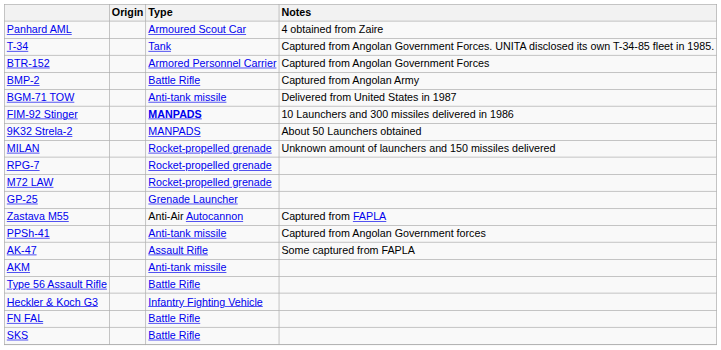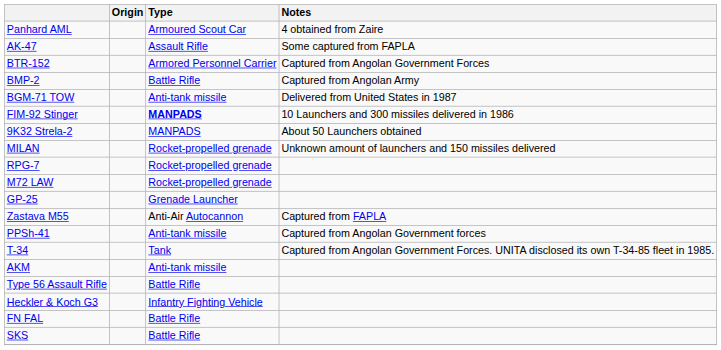rows swapped: (18, 47) <-> (22, 251)
